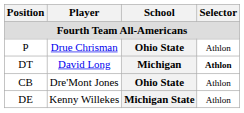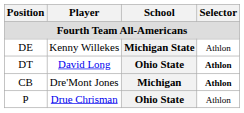rows swapped: (26, 99) <-> (26, 47)
(159, 64) Michigan -> (159, 64) Ohio State
(159, 82) Ohio State -> (159, 82) Michigan
(218, 82) normal -> (218, 82) bold
